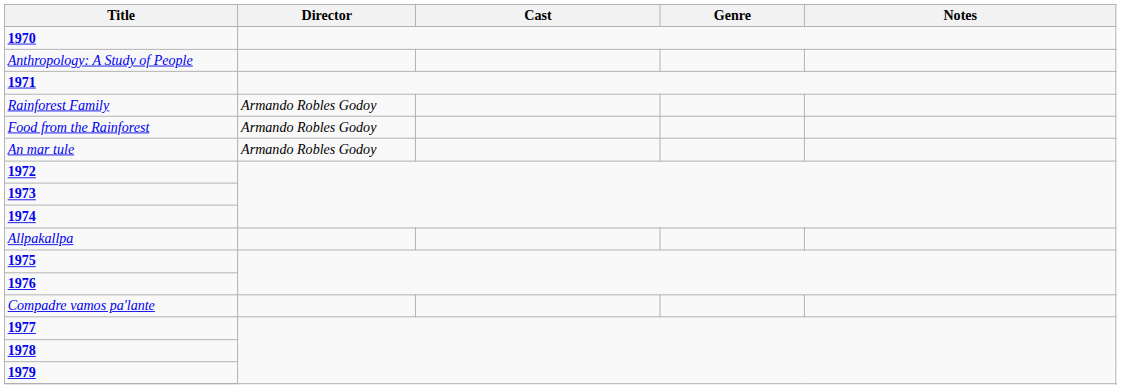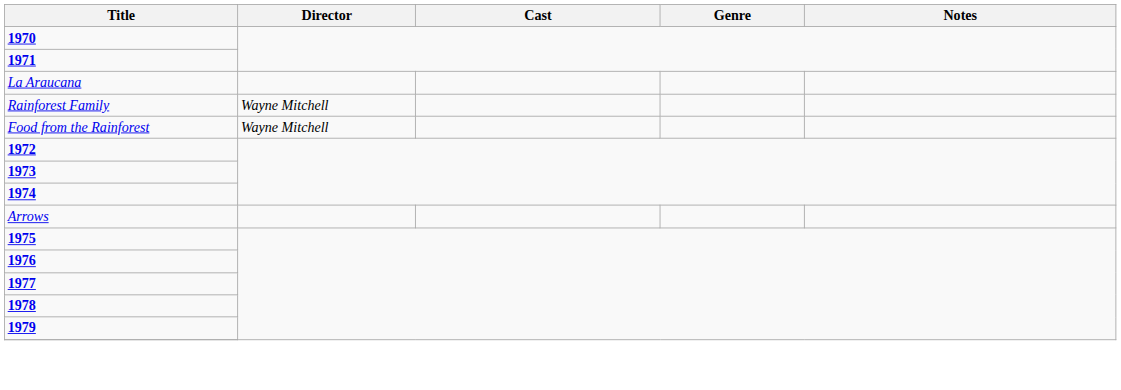- row: (100, 60)
+ row: (45, 82)
(309, 104) Armando Robles Godoy -> (285, 104) Wayne Mitchell
(309, 127) Armando Robles Godoy -> (285, 127) Wayne Mitchell
- row: (41, 149)
- row: (41, 238)
+ row: (28, 216)
- row: (81, 305)
